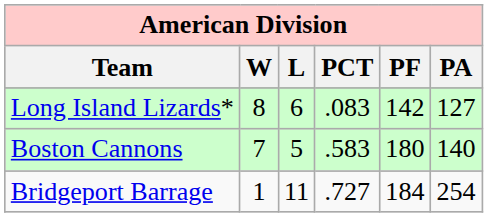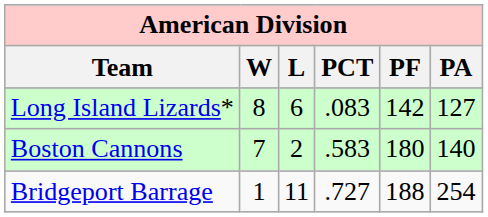(297, 149) 5 -> (297, 149) 2
(405, 190) 184 -> (405, 190) 188
